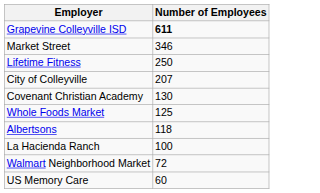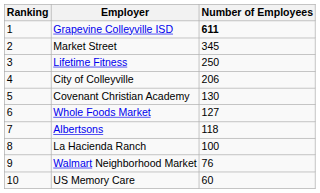+ column: (28, 12)
(164, 46) 346 -> (210, 46) 345
(164, 79) 207 -> (210, 79) 206
(164, 113) 125 -> (210, 113) 127
(161, 163) 72 -> (207, 163) 76
